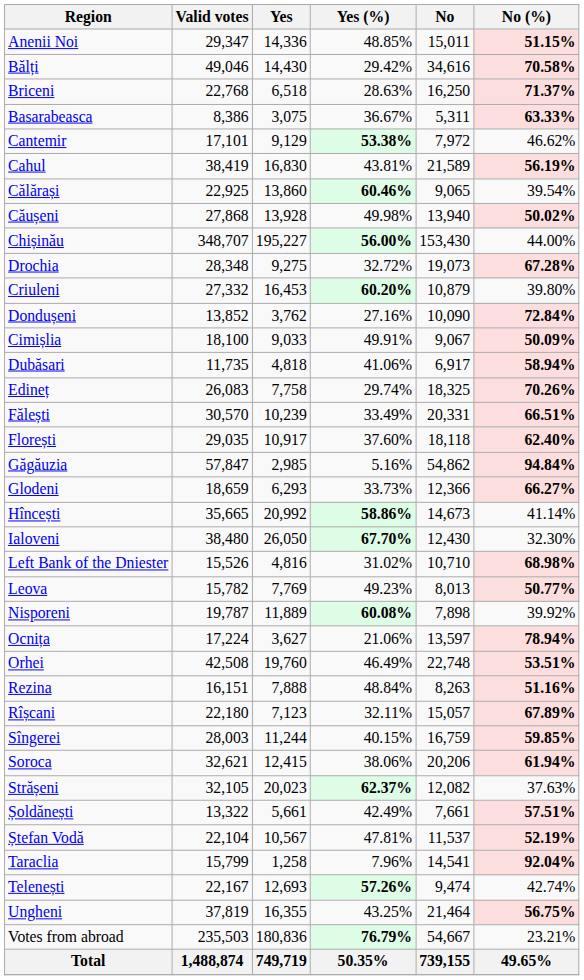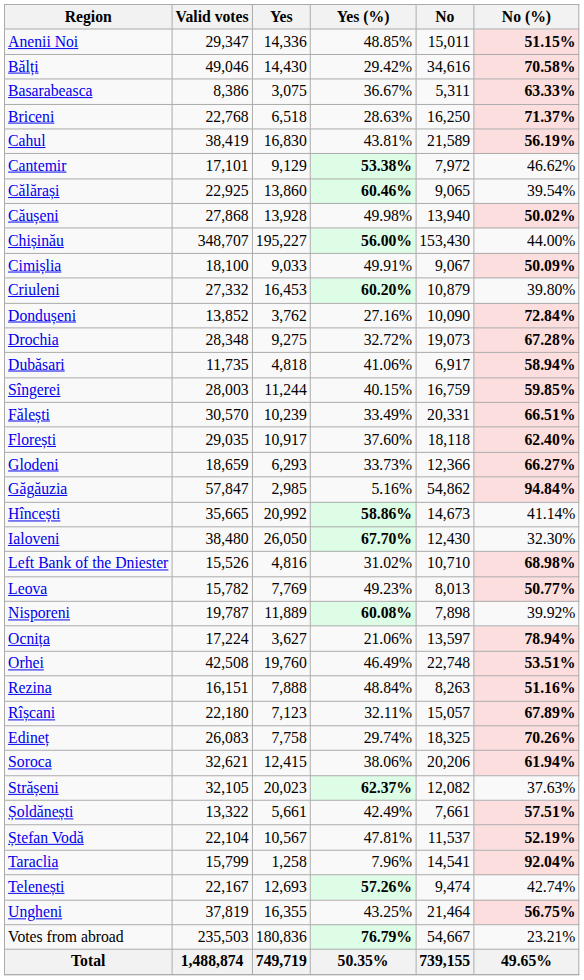rows swapped: (50, 116) <-> (31, 91)
rows swapped: (27, 166) <-> (37, 141)
rows swapped: (35, 340) <-> (33, 265)
rows swapped: (29, 389) <-> (34, 738)
rows swapped: (38, 464) <-> (33, 489)
